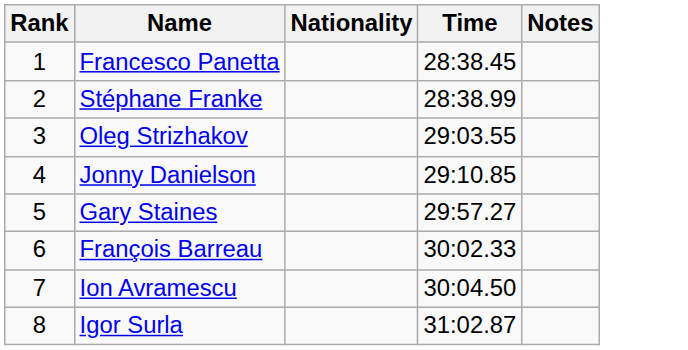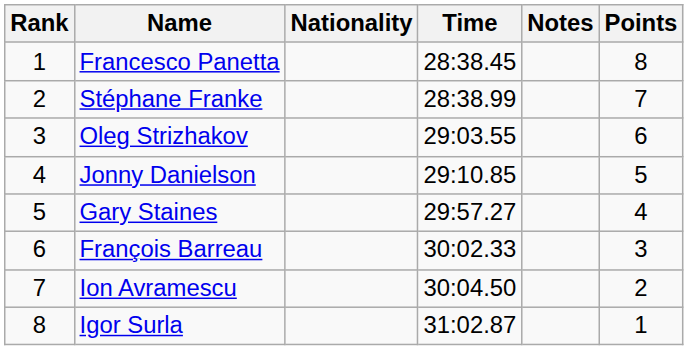+ column: (641, 23)
